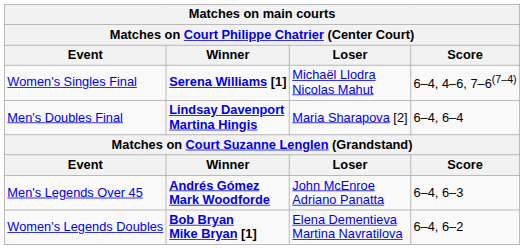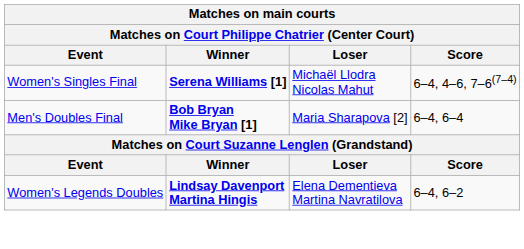(227, 117) Lindsay Davenport Martina Hingis -> (213, 117) Bob Bryan Mike Bryan [1]
- row: (75, 192)
(213, 227) Bob Bryan Mike Bryan [1] -> (227, 192) Lindsay Davenport Martina Hingis
